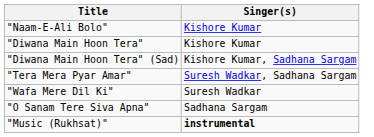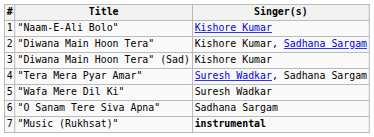+ column: (10, 13)
(223, 45) Kishore Kumar -> (281, 45) Kishore Kumar, Sadhana Sargam
(270, 61) Kishore Kumar, Sadhana Sargam -> (233, 61) Kishore Kumar
